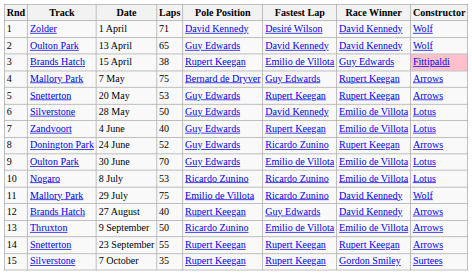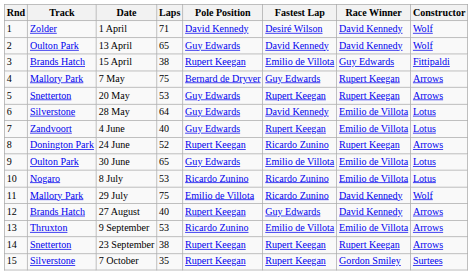(431, 62) pink background -> (431, 62) no background
(164, 112) 50 -> (164, 112) 64
(213, 145) Guy Edwards -> (215, 145) Rupert Keegan
(164, 161) 70 -> (164, 161) 65
(164, 228) 50 -> (164, 228) 53
(164, 244) 55 -> (164, 244) 38
